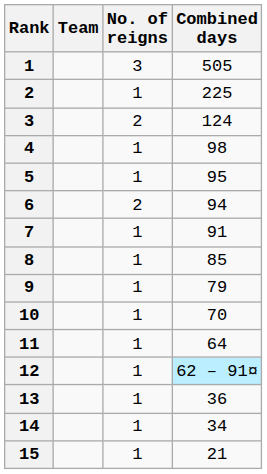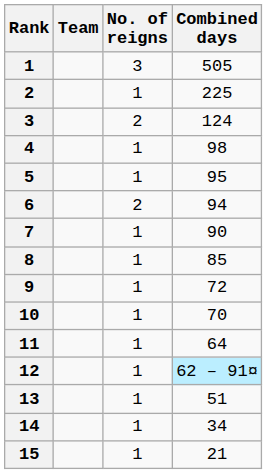(217, 232) 91 -> (217, 232) 90
(217, 288) 79 -> (217, 288) 72
(217, 399) 36 -> (217, 399) 51
